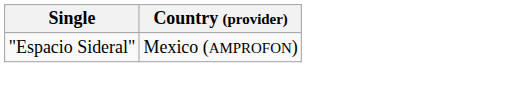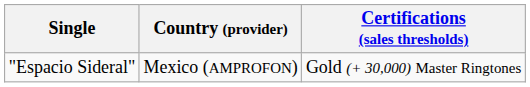+ column: (414, 28)
